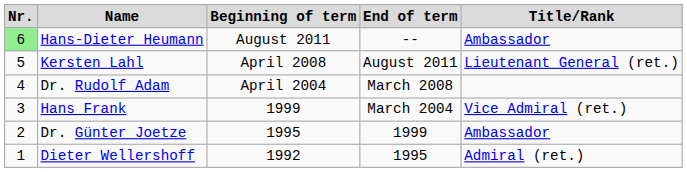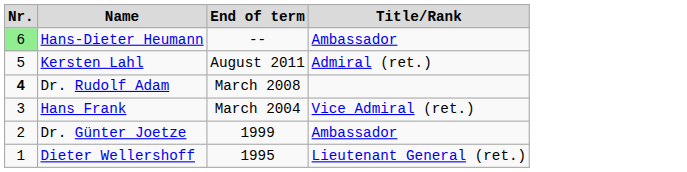- column: (283, 16)
(572, 63) Lieutenant General (ret.) -> (372, 63) Admiral (ret.)
(21, 86) normal -> (21, 86) bold
(524, 156) Admiral (ret.) -> (419, 156) Lieutenant General (ret.)
